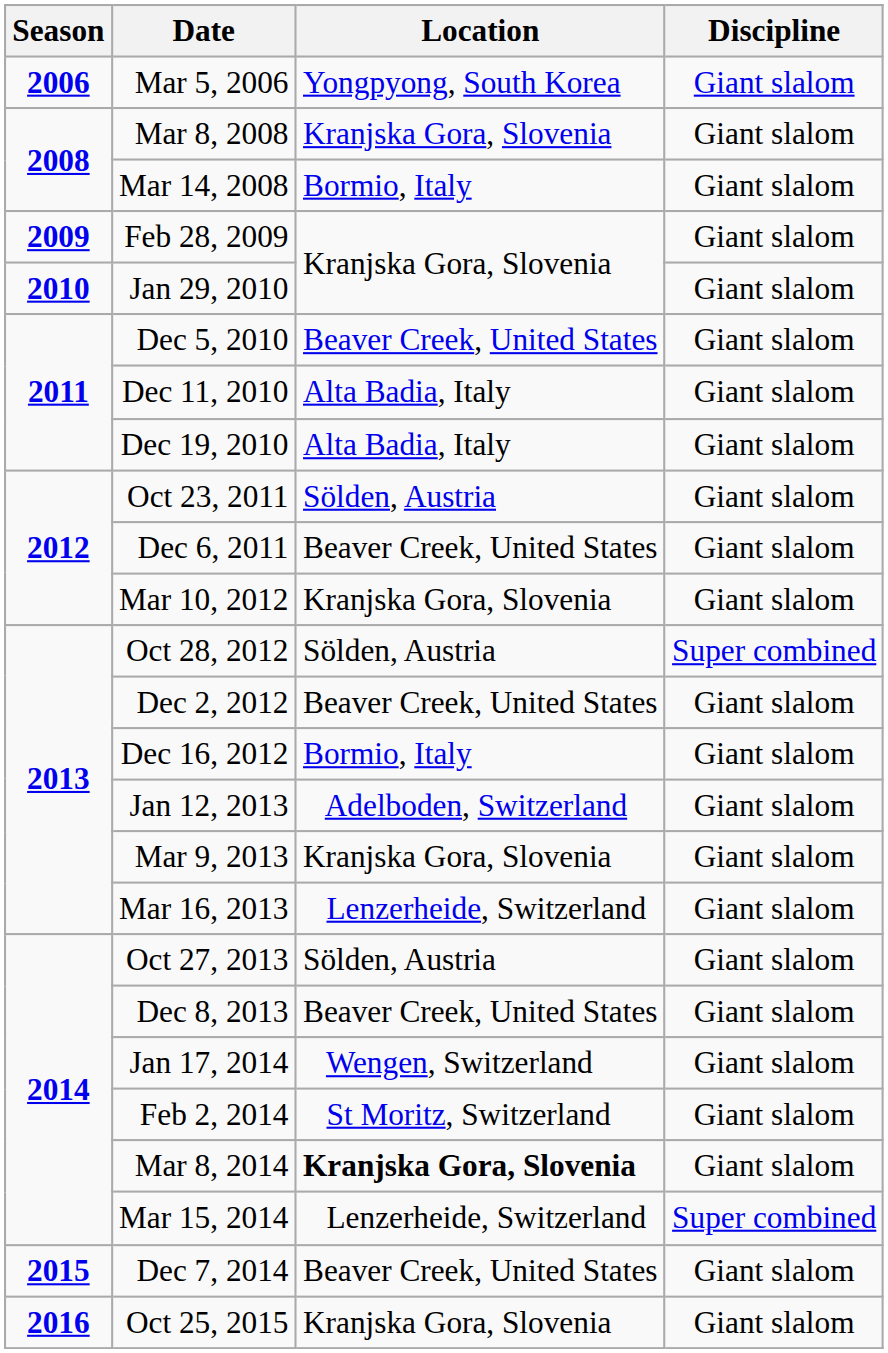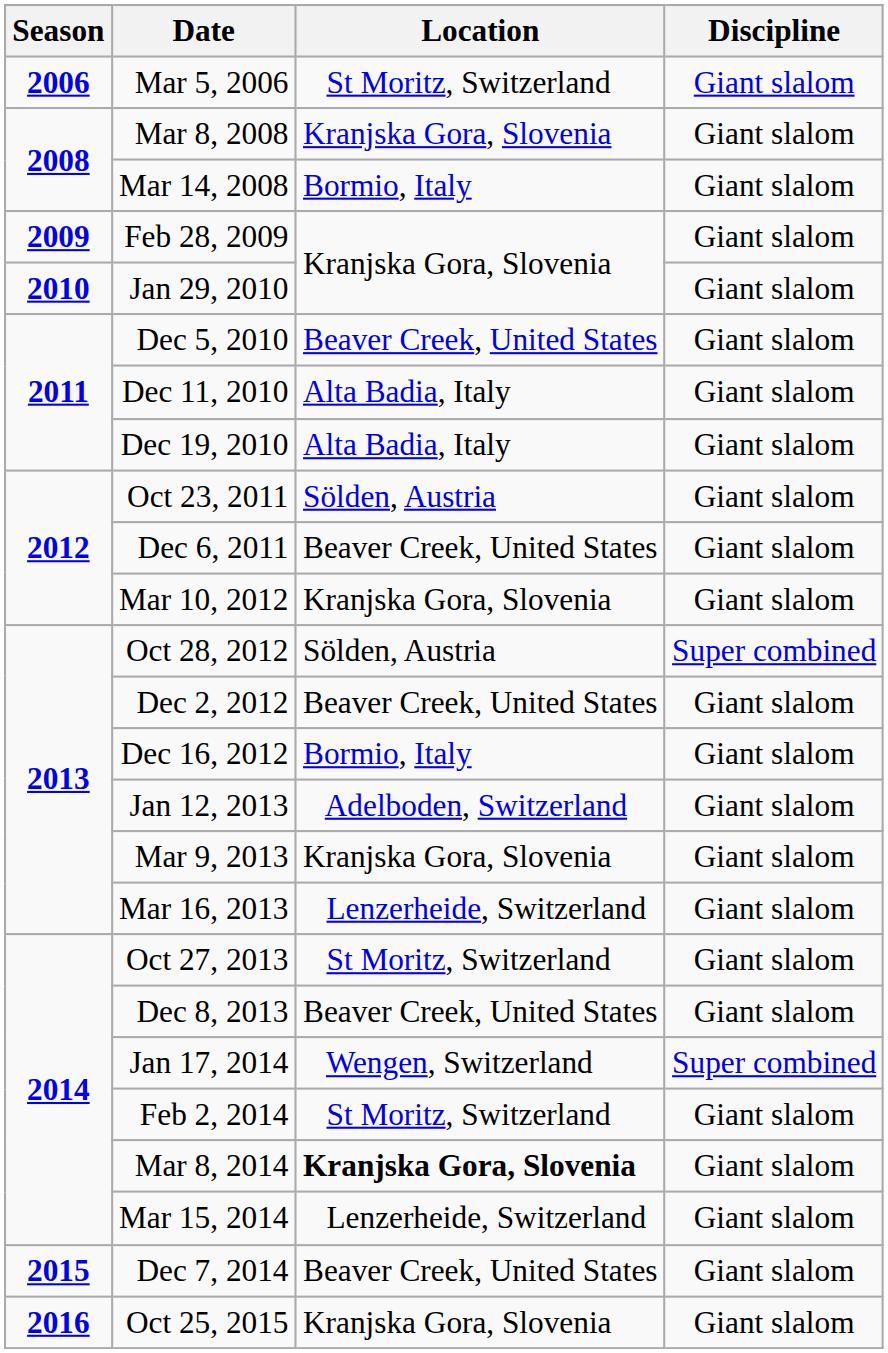(462, 82) Yongpyong, South Korea -> (457, 82) St Moritz, Switzerland
(399, 959) Sölden, Austria -> (457, 959) St Moritz, Switzerland
(774, 1063) Giant slalom -> (774, 1063) Super combined
(774, 1217) Super combined -> (774, 1217) Giant slalom
